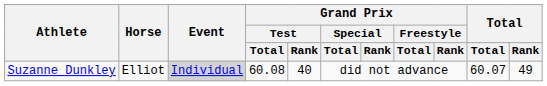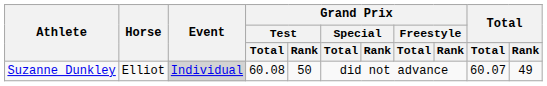(304, 70) 40 -> (304, 70) 50
